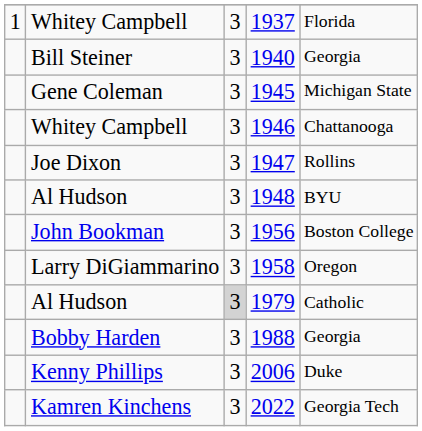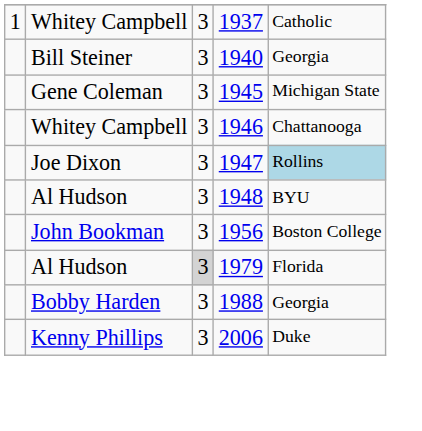(330, 22) Florida -> (302, 22) Catholic
(330, 162) no background -> (298, 162) lightblue background
- row: (273, 267)
(334, 302) Catholic -> (298, 267) Florida
- row: (273, 407)
